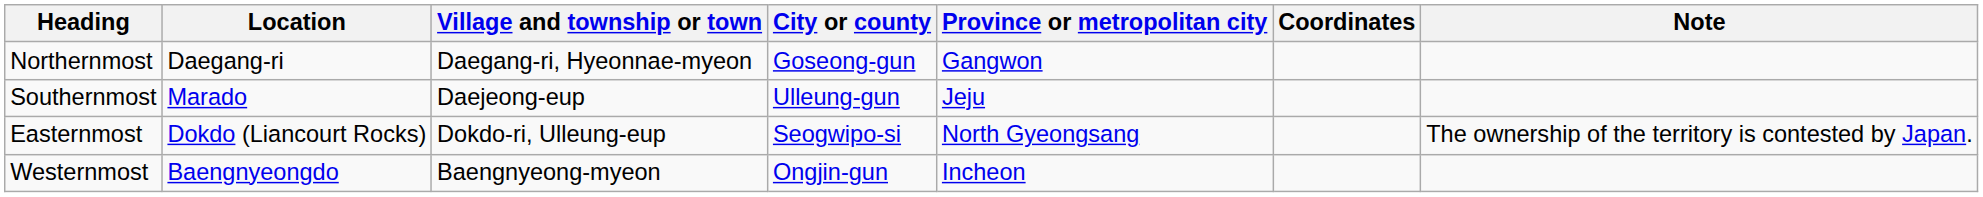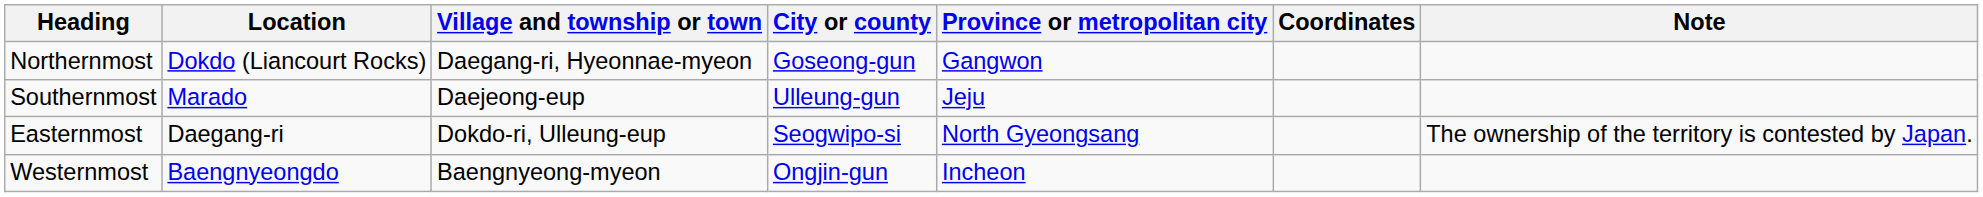(226, 60) Daegang-ri -> (297, 60) Dokdo (Liancourt Rocks)
(297, 135) Dokdo (Liancourt Rocks) -> (226, 135) Daegang-ri
